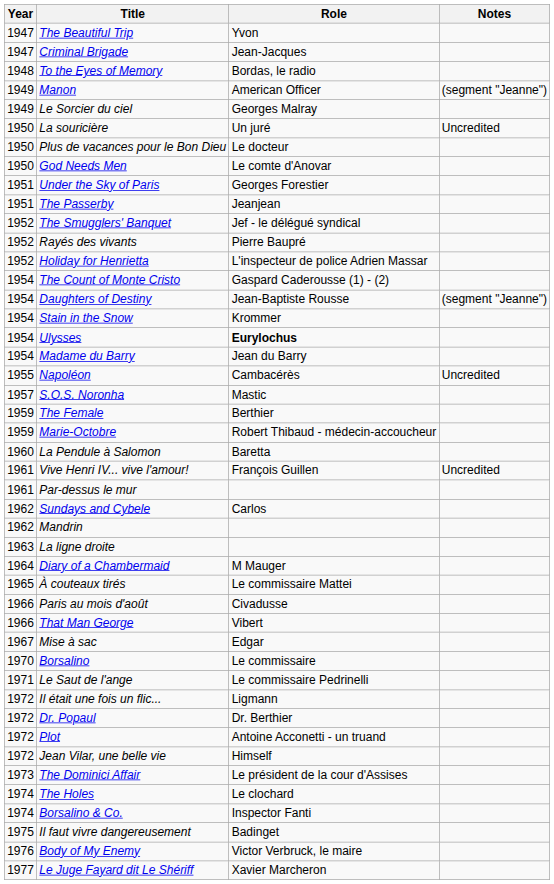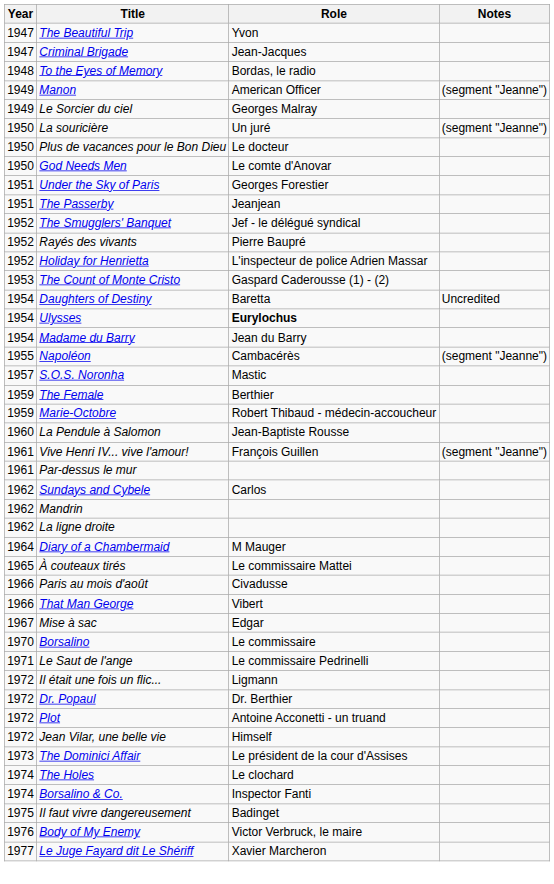(471, 128) Uncredited -> (494, 128) (segment "Jeanne")
(20, 280) 1954 -> (20, 280) 1953
(290, 299) Jean-Baptiste Rousse -> (251, 299) Baretta
(494, 299) (segment "Jeanne") -> (471, 299) Uncredited
- row: (86, 318)
(471, 375) Uncredited -> (494, 356) (segment "Jeanne")
(251, 451) Baretta -> (290, 432) Jean-Baptiste Rousse
(471, 470) Uncredited -> (494, 451) (segment "Jeanne")
(20, 546) 1963 -> (20, 527) 1962
